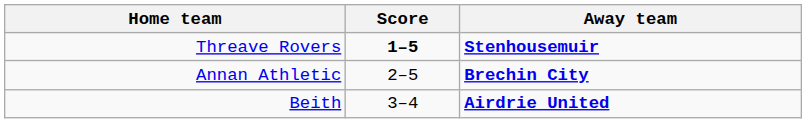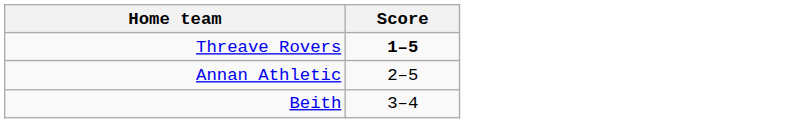- column: (630, 19)
